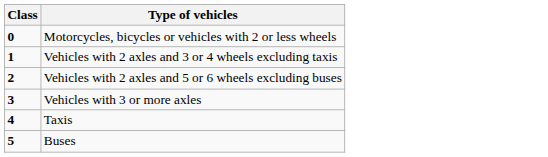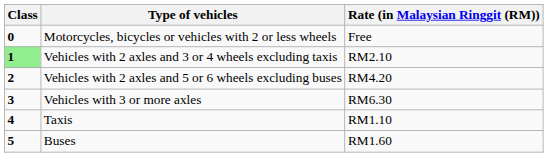+ column: (444, 15)
(11, 57) no background -> (11, 57) lightgreen background
